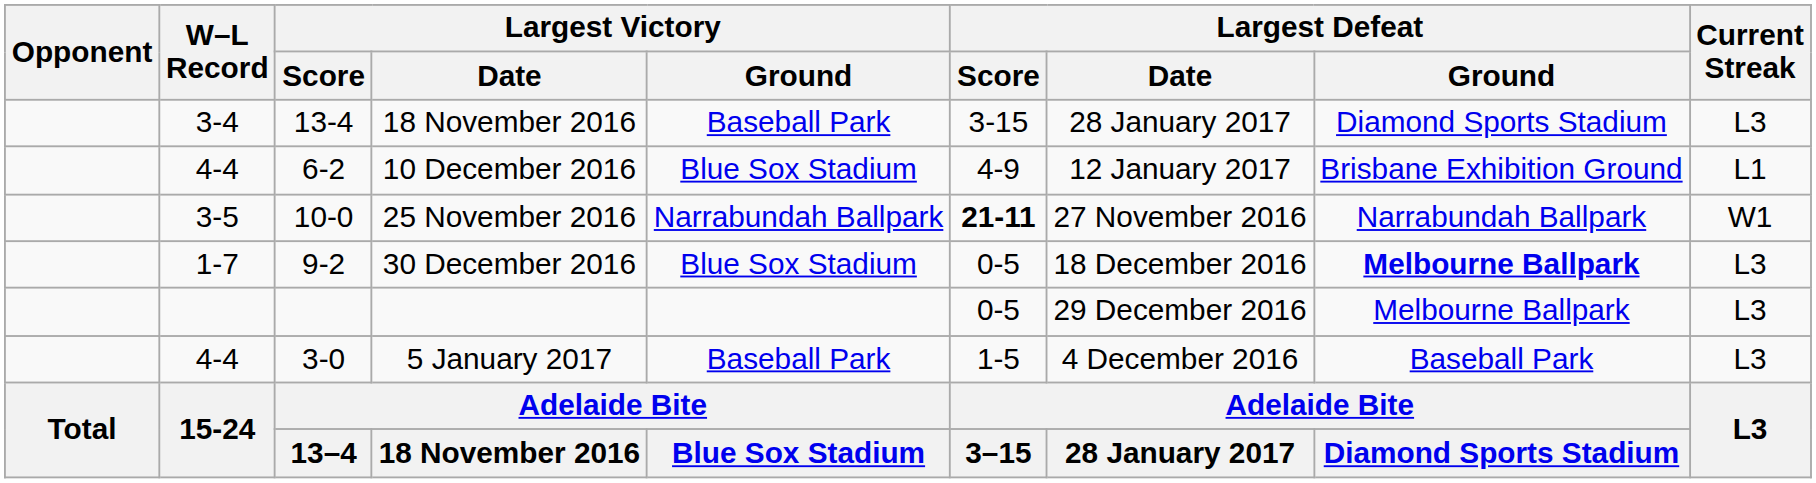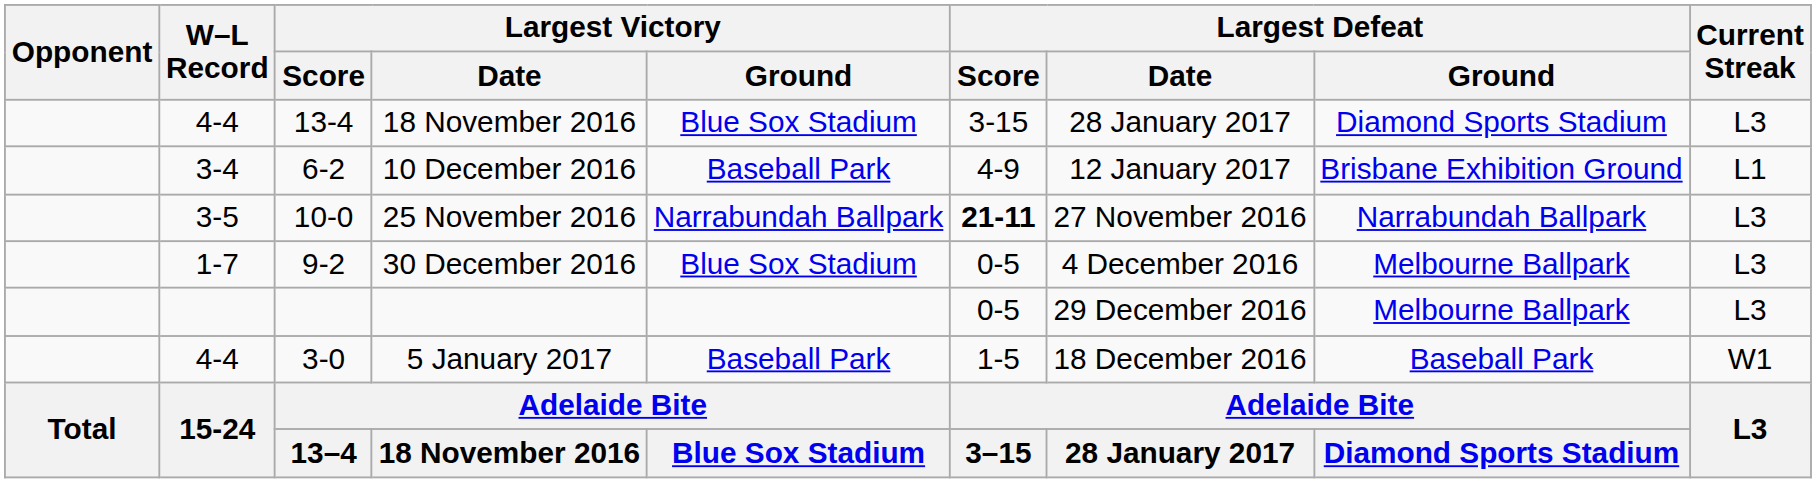(217, 122) 3-4 -> (217, 122) 4-4
(799, 122) Baseball Park -> (799, 122) Blue Sox Stadium
(217, 169) 4-4 -> (217, 169) 3-4
(799, 169) Blue Sox Stadium -> (799, 169) Baseball Park
(1750, 216) W1 -> (1750, 216) L3
(1180, 264) 18 December 2016 -> (1180, 264) 4 December 2016
(1501, 264) bold -> (1501, 264) normal
(1180, 358) 4 December 2016 -> (1180, 358) 18 December 2016
(1750, 358) L3 -> (1750, 358) W1
